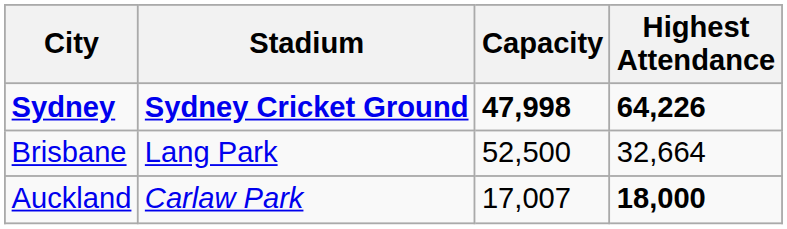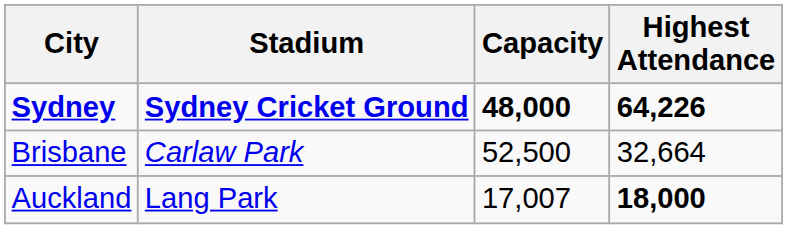(526, 106) 47,998 -> (526, 106) 48,000
(211, 152) Lang Park -> (224, 152) Carlaw Park
(224, 198) Carlaw Park -> (211, 198) Lang Park
